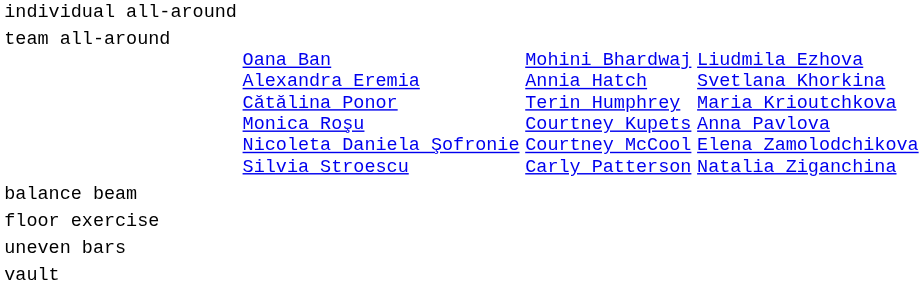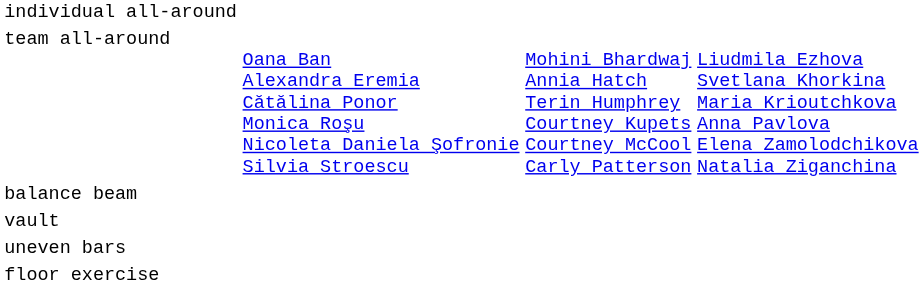rows swapped: (82, 221) <-> (32, 275)
